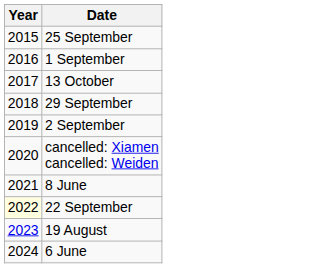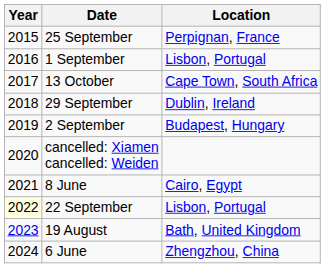+ column: (241, 15)
